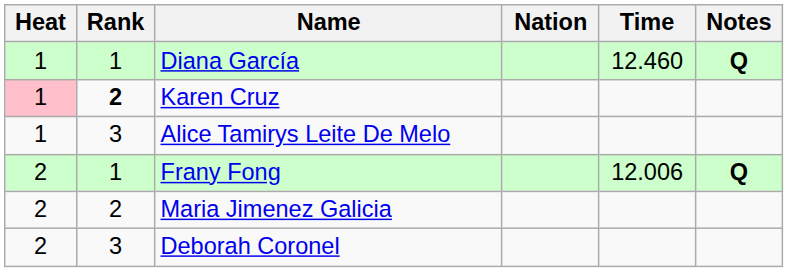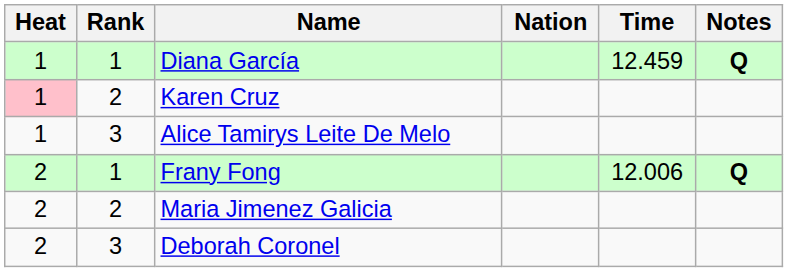(647, 60) 12.460 -> (647, 60) 12.459
(116, 97) bold -> (116, 97) normal
